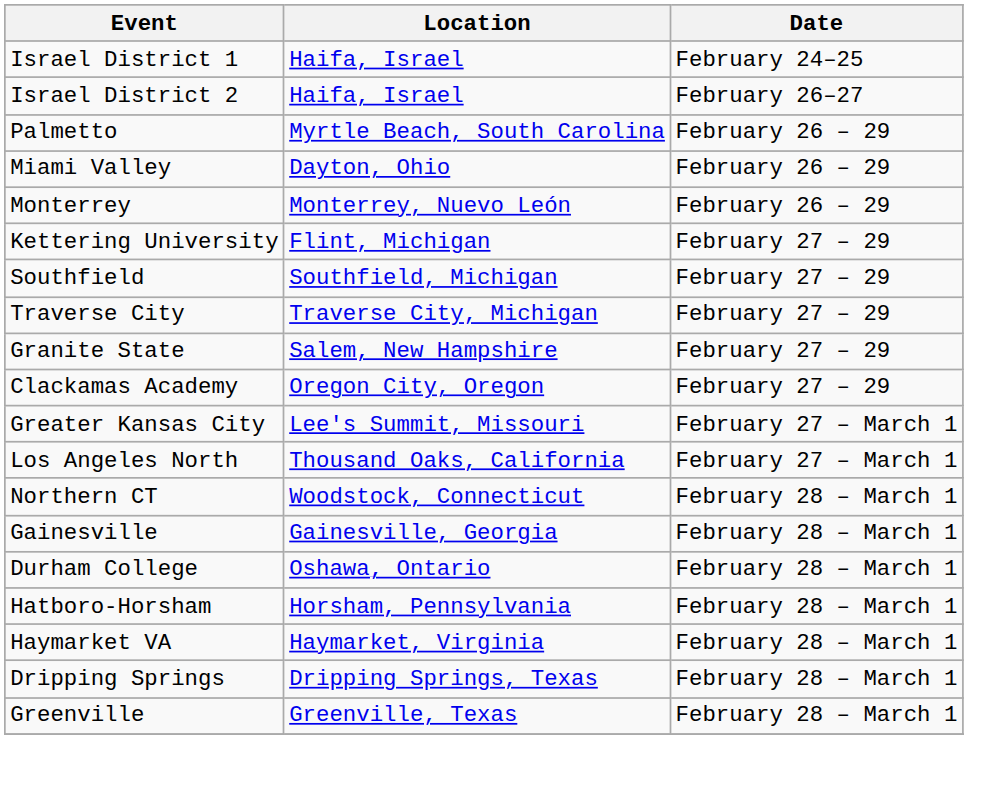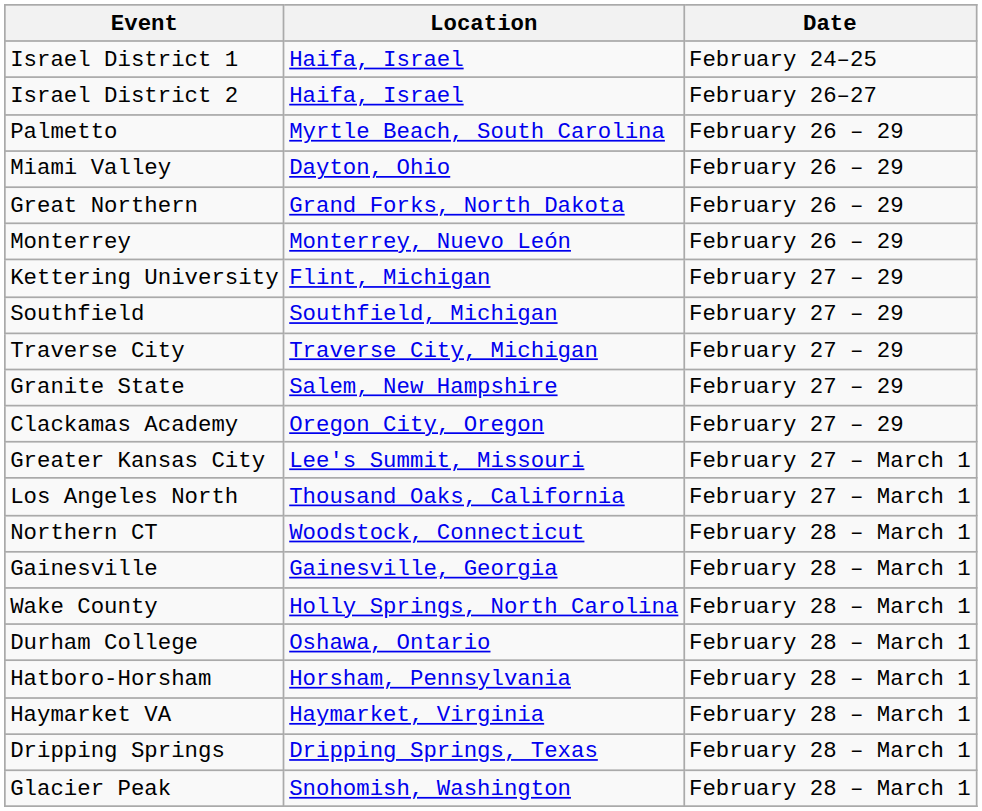+ row: (104, 205)
+ row: (84, 606)
- row: (77, 715)
+ row: (91, 788)
